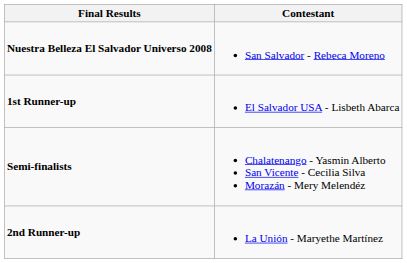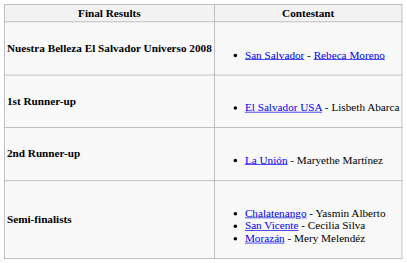rows swapped: (44, 232) <-> (39, 166)
